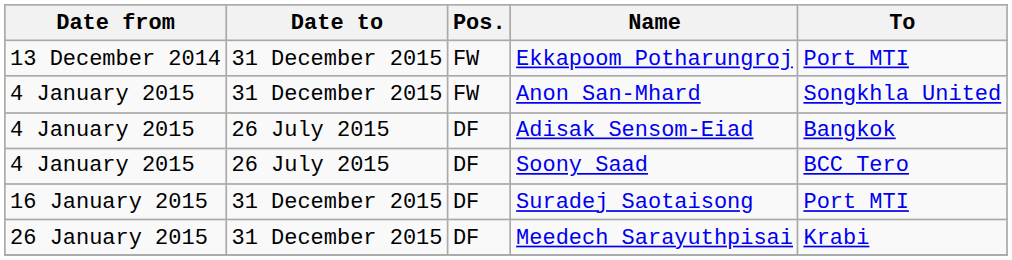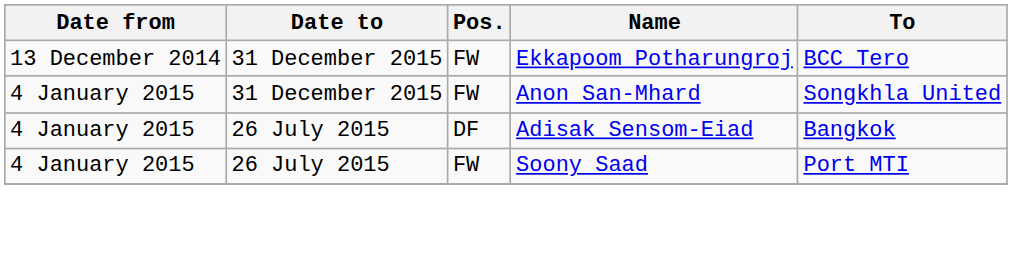(856, 59) Port MTI -> (856, 59) BCC Tero
(466, 166) DF -> (466, 166) FW
(856, 166) BCC Tero -> (856, 166) Port MTI
- row: (635, 202)
- row: (655, 238)
